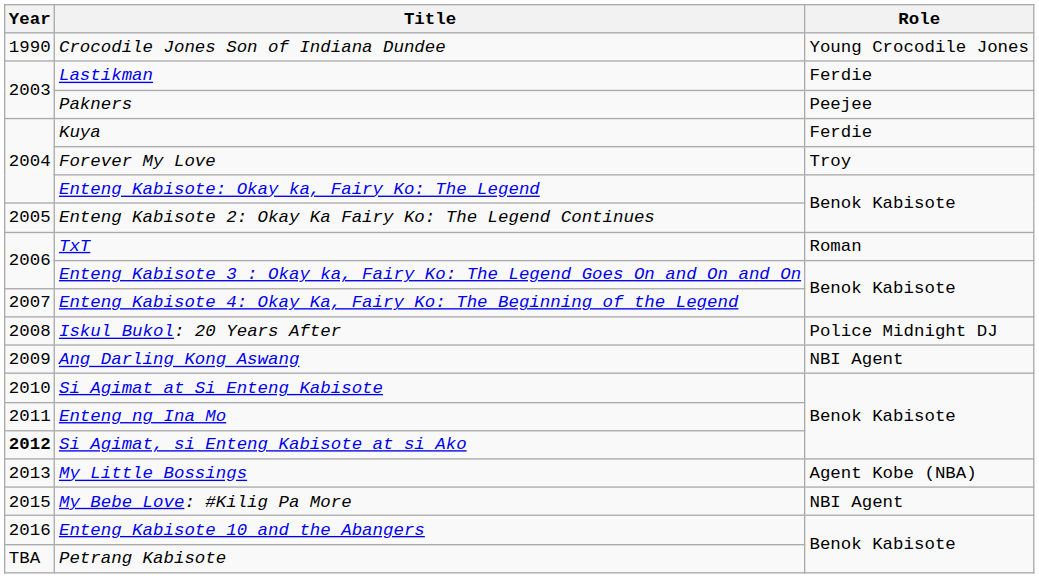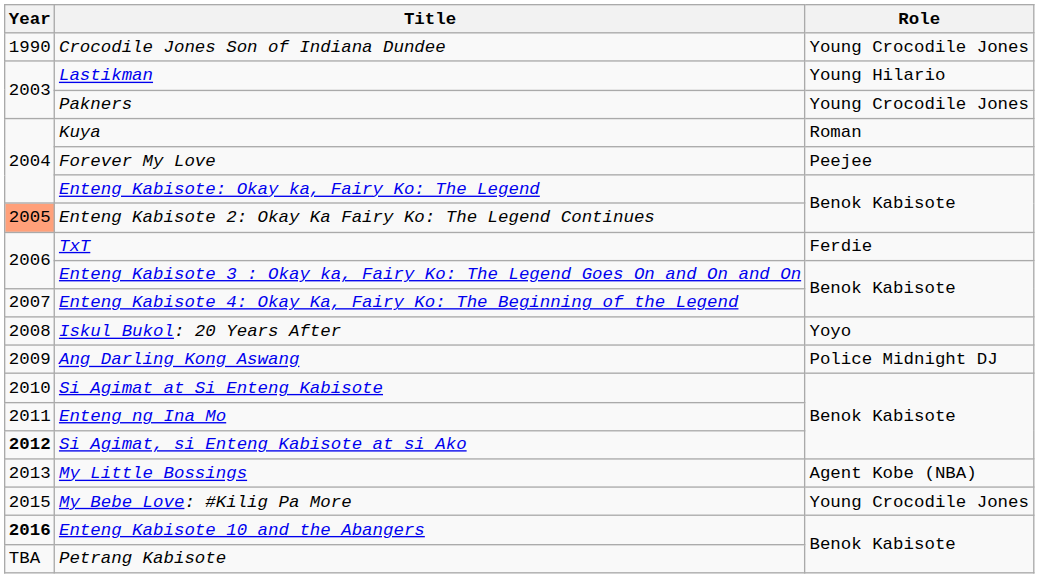(841, 76) Ferdie -> (877, 76) Young Hilario
(841, 104) Peejee -> (919, 104) Young Crocodile Jones
(841, 132) Ferdie -> (836, 132) Roman
(830, 161) Troy -> (841, 161) Peejee
(30, 218) no background -> (30, 218) lightsalmon background
(836, 246) Roman -> (841, 246) Ferdie
(904, 331) Police Midnight DJ -> (830, 331) Yoyo
(856, 360) NBI Agent -> (904, 360) Police Midnight DJ
(856, 502) NBI Agent -> (919, 502) Young Crocodile Jones
(30, 530) normal -> (30, 530) bold
